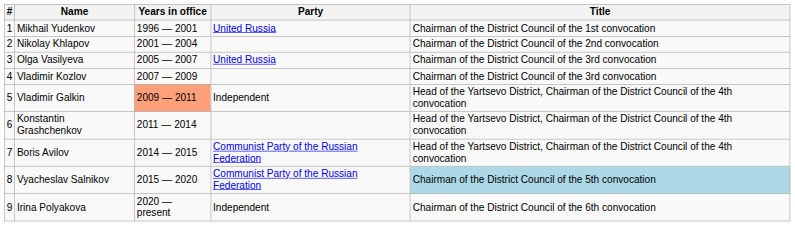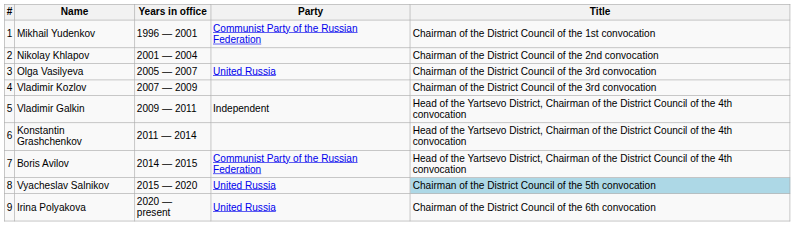(244, 28) United Russia -> (285, 34) Communist Party of the Russian Federation
(167, 98) lightsalmon background -> (167, 109) no background
(285, 180) Communist Party of the Russian Federation -> (244, 185) United Russia
(241, 207) Independent -> (244, 207) United Russia
